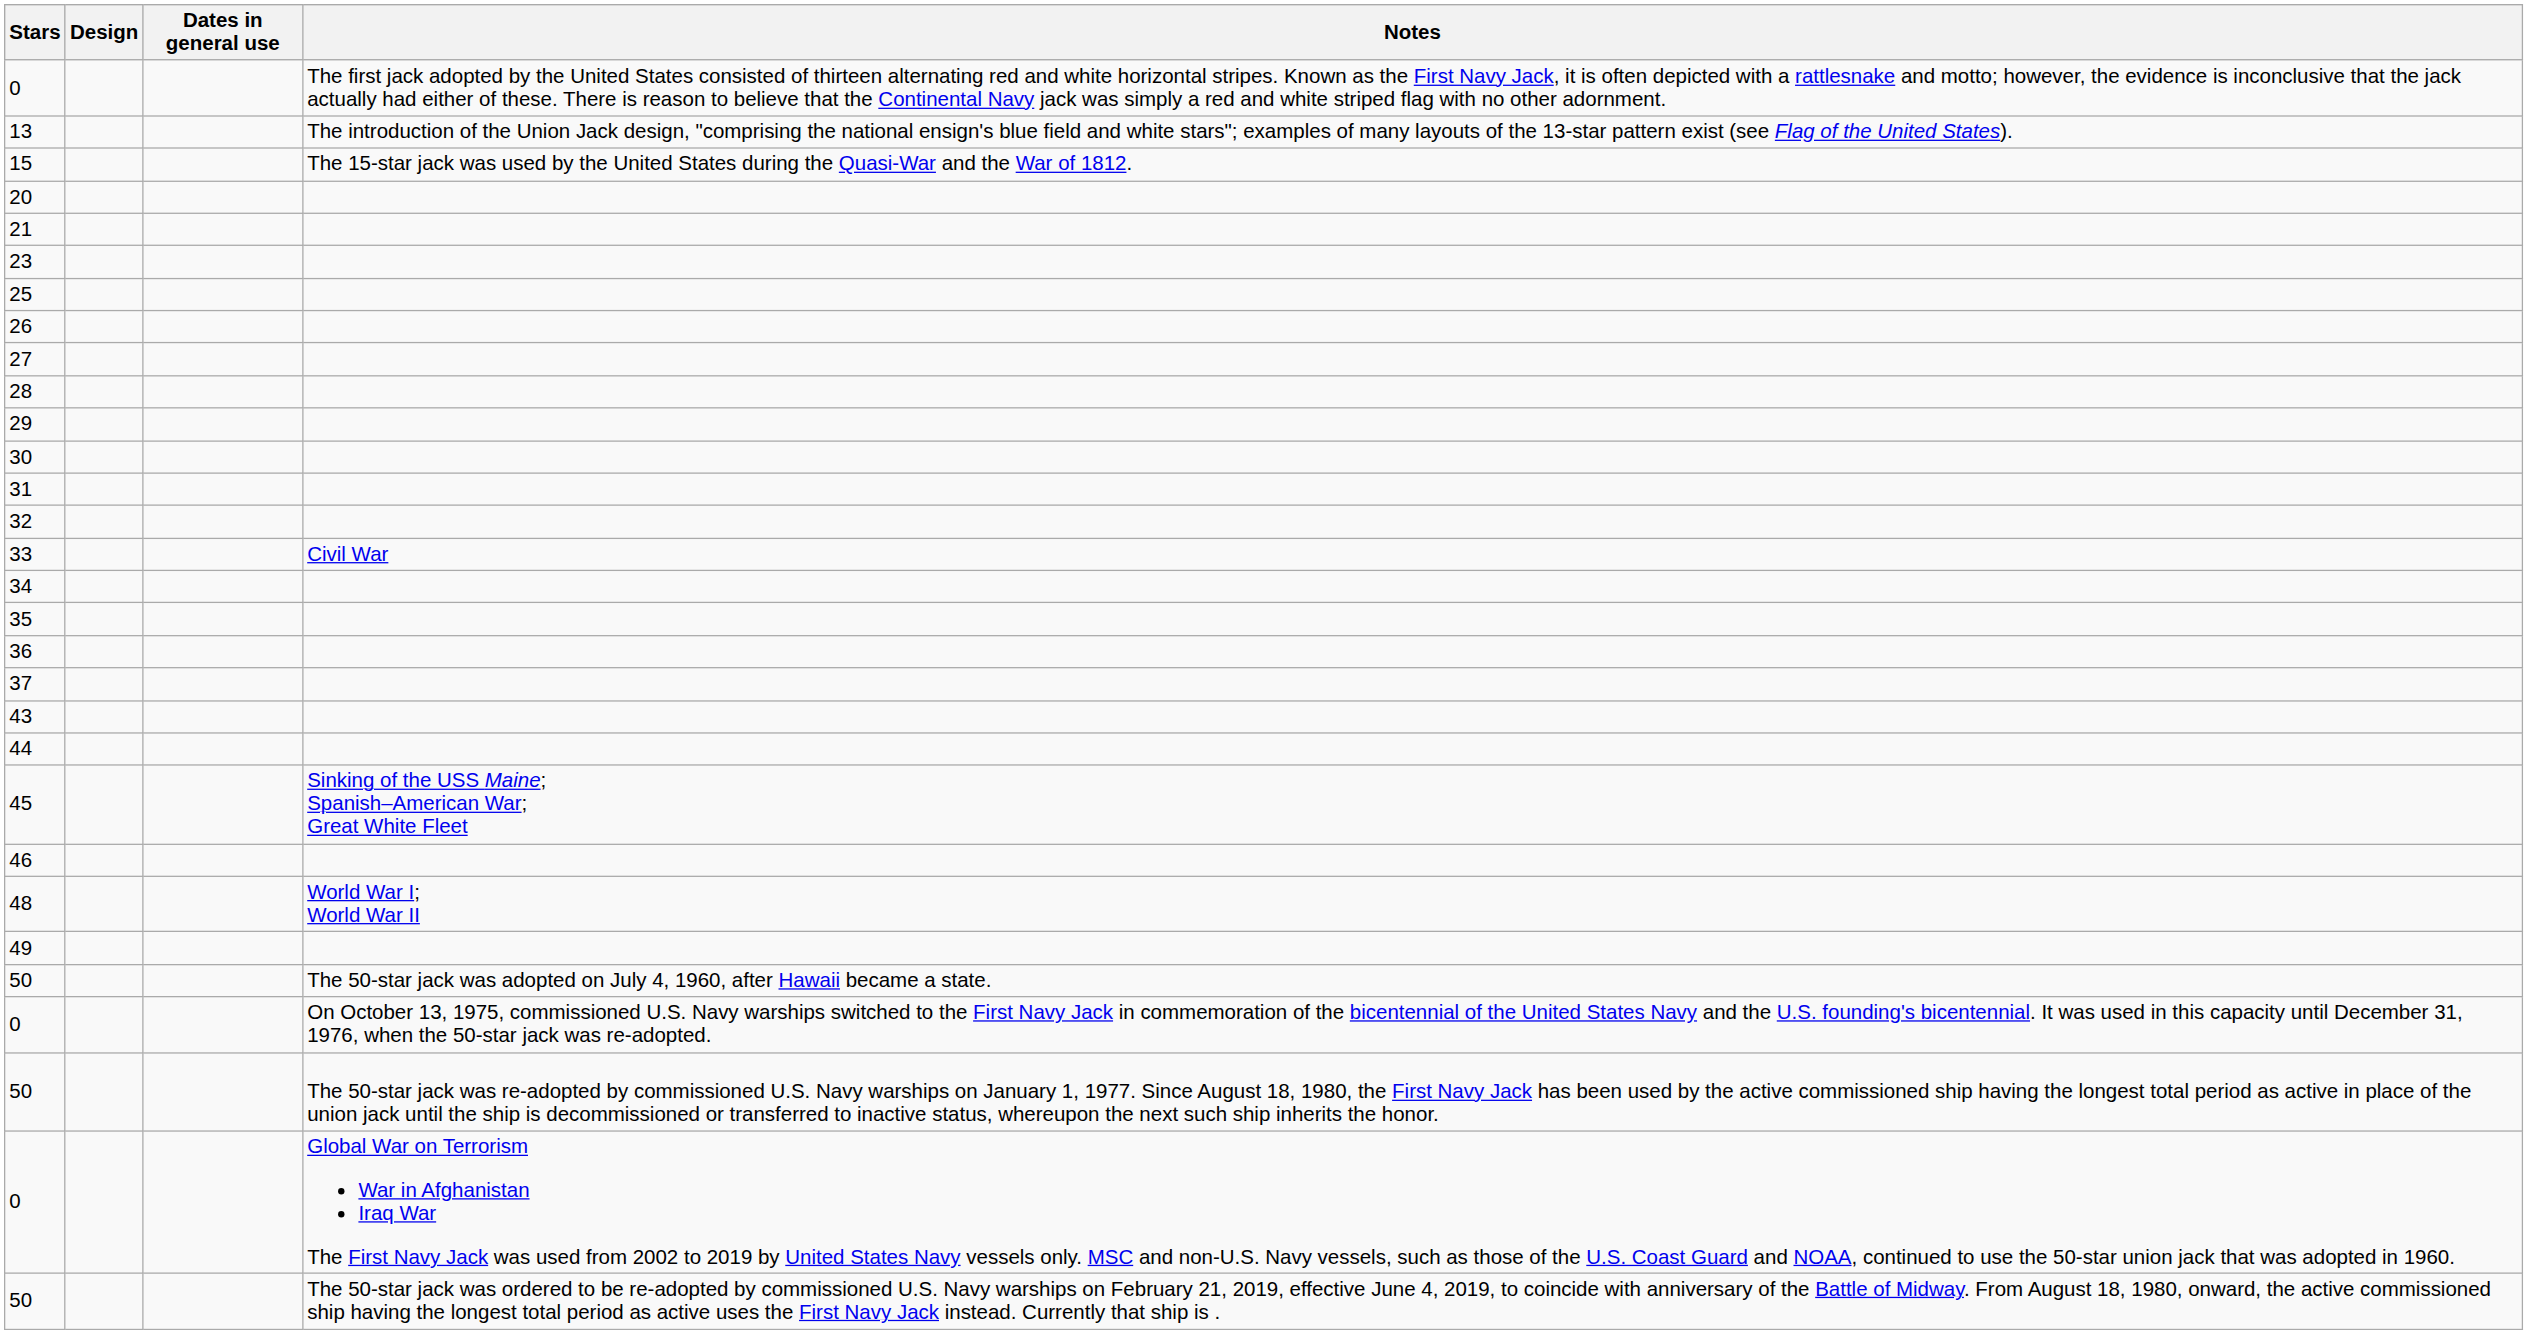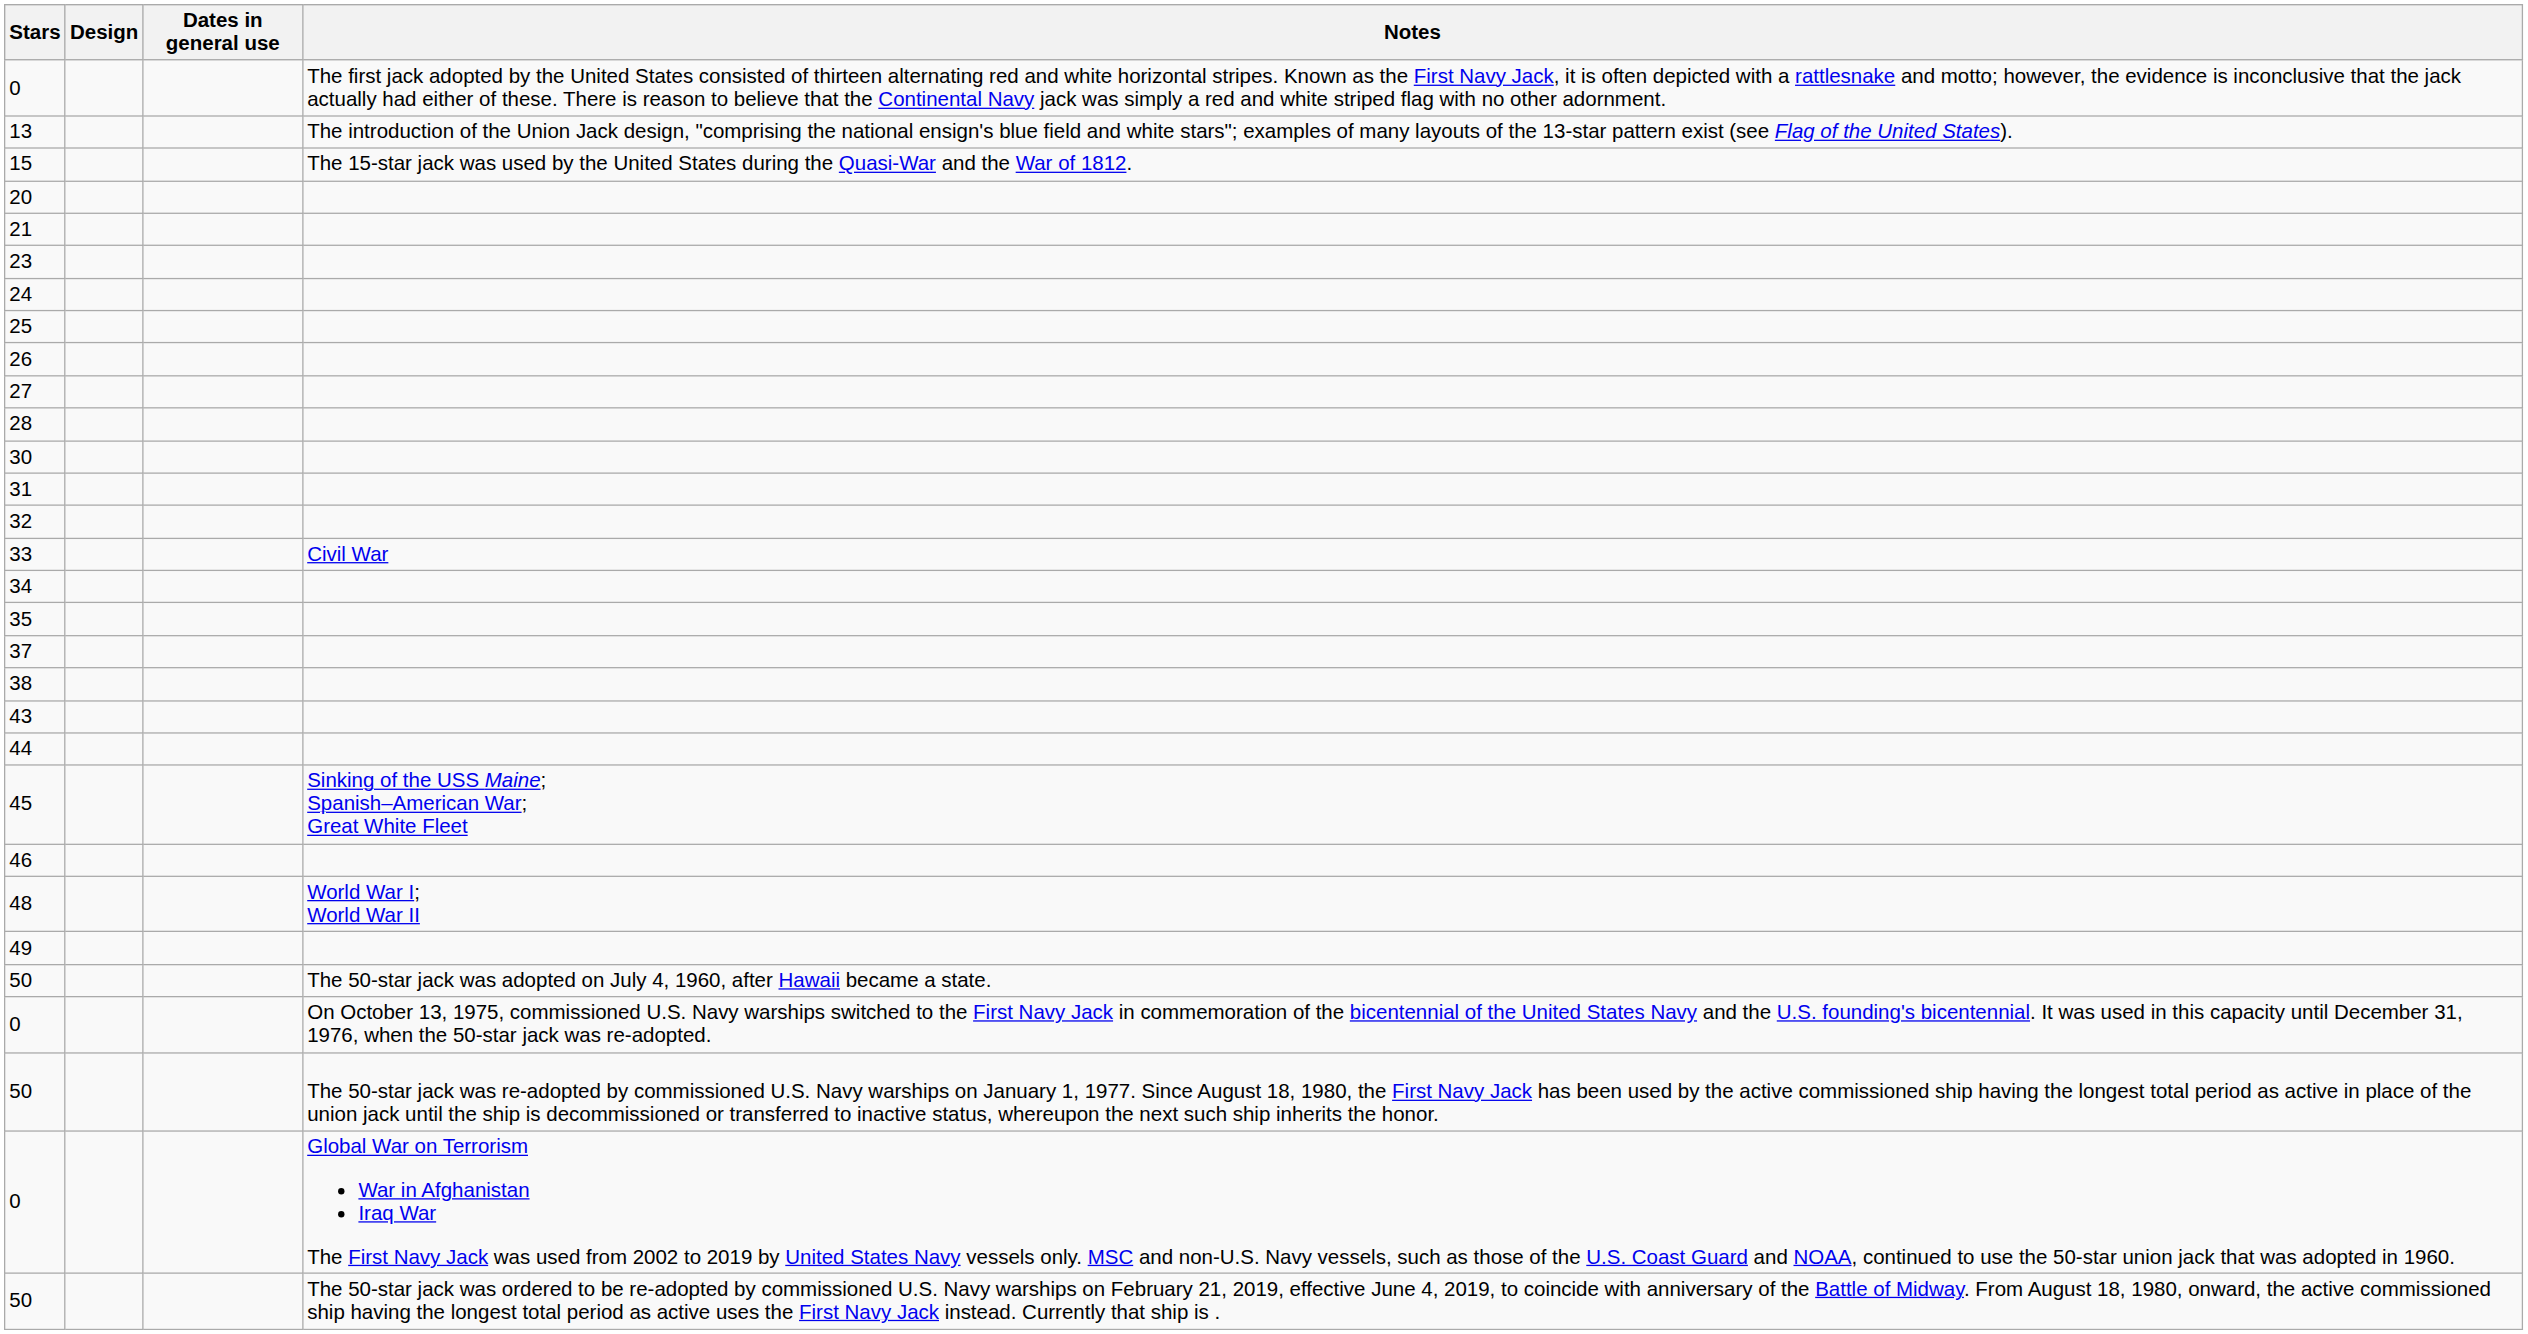+ row: (21, 294)
- row: (21, 424)
- row: (21, 651)
+ row: (21, 683)
